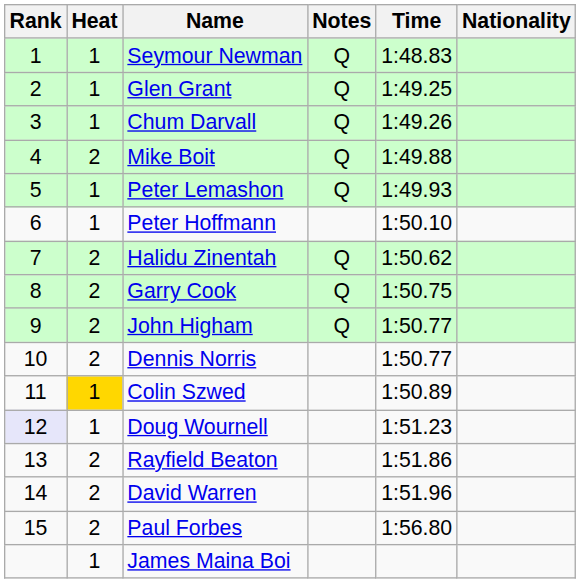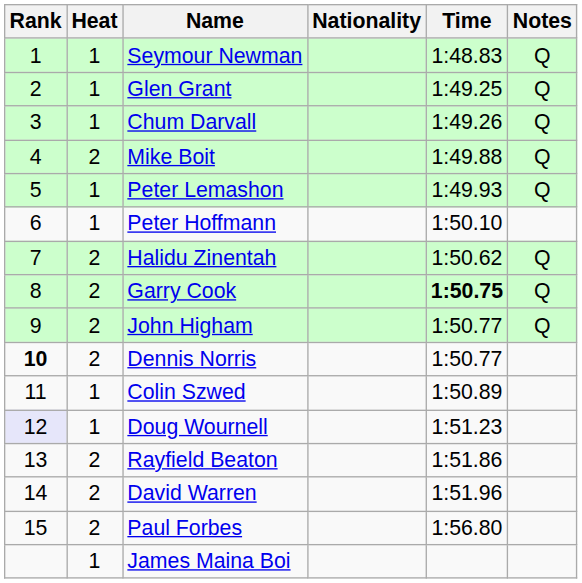columns swapped: (516, 21) <-> (342, 21)
(417, 291) normal -> (467, 291) bold
(36, 358) normal -> (36, 358) bold
(94, 392) gold background -> (94, 392) no background
